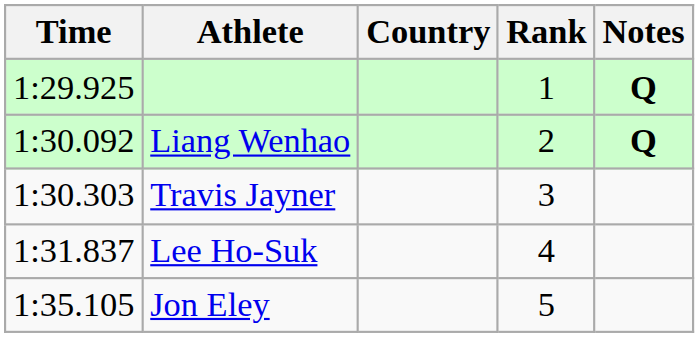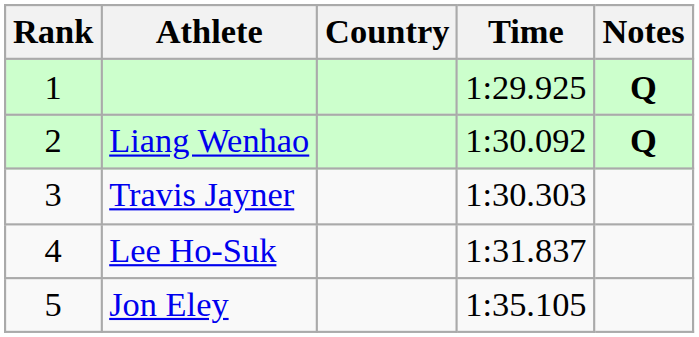columns swapped: (546, 31) <-> (74, 31)
